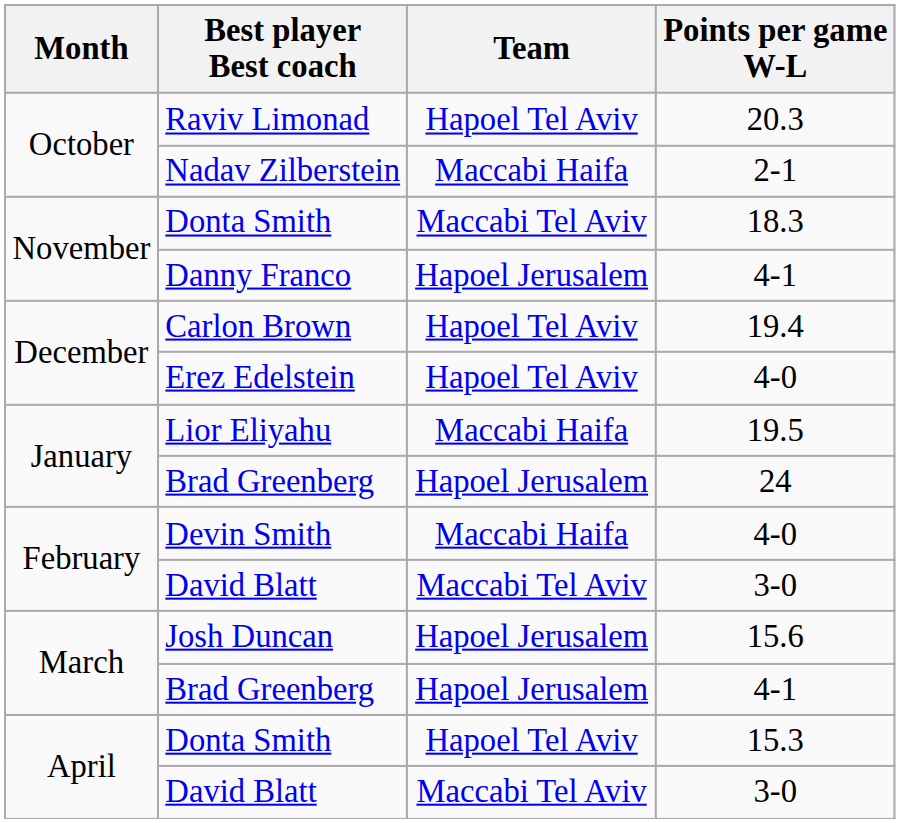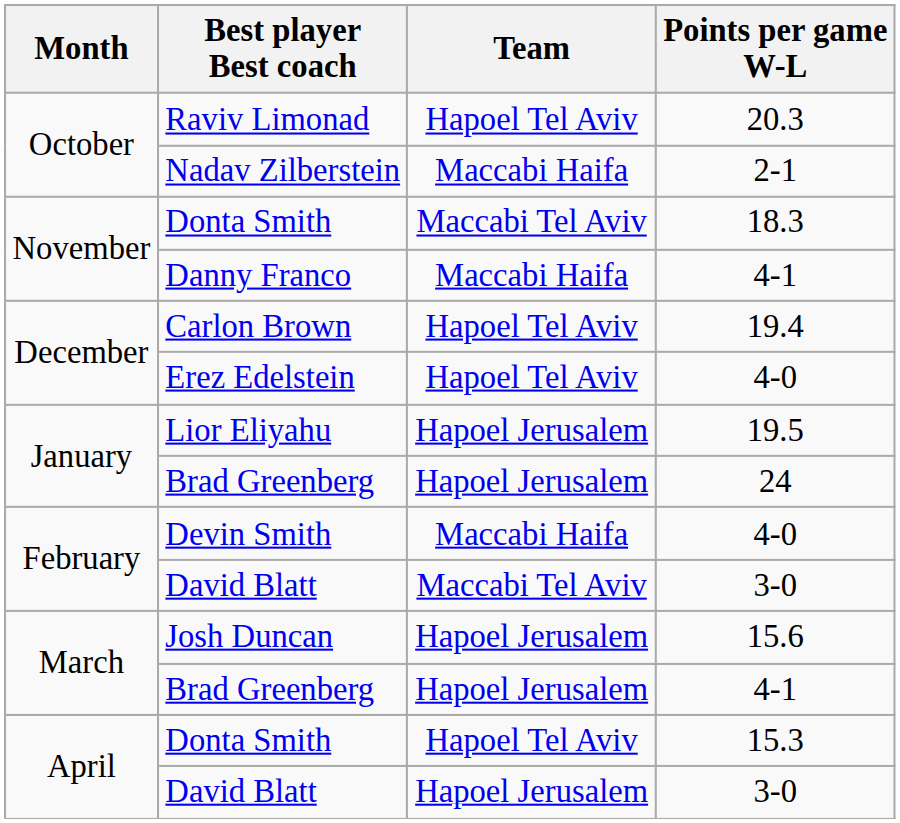(532, 274) Hapoel Jerusalem -> (532, 274) Maccabi Haifa
(532, 429) Maccabi Haifa -> (532, 429) Hapoel Jerusalem
(532, 791) Maccabi Tel Aviv -> (532, 791) Hapoel Jerusalem
